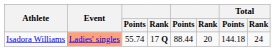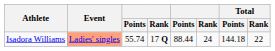(208, 39) 20 -> (208, 39) 24
(259, 39) 24 -> (259, 39) 22
